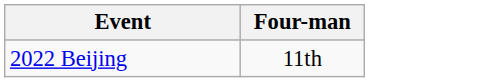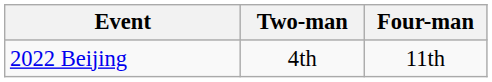+ column: (302, 22)
